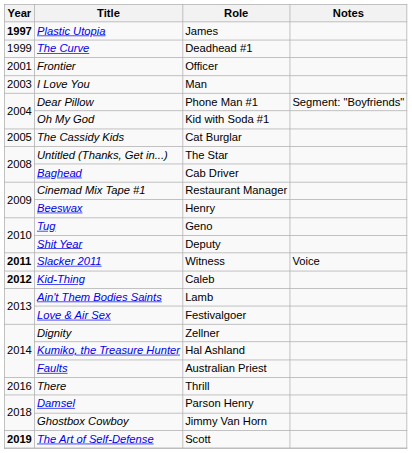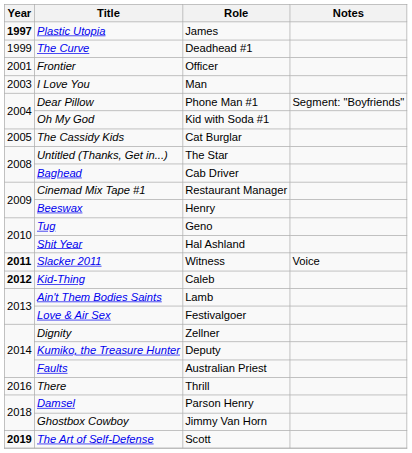(203, 244) Deputy -> (215, 244) Hal Ashland
(215, 350) Hal Ashland -> (203, 350) Deputy
